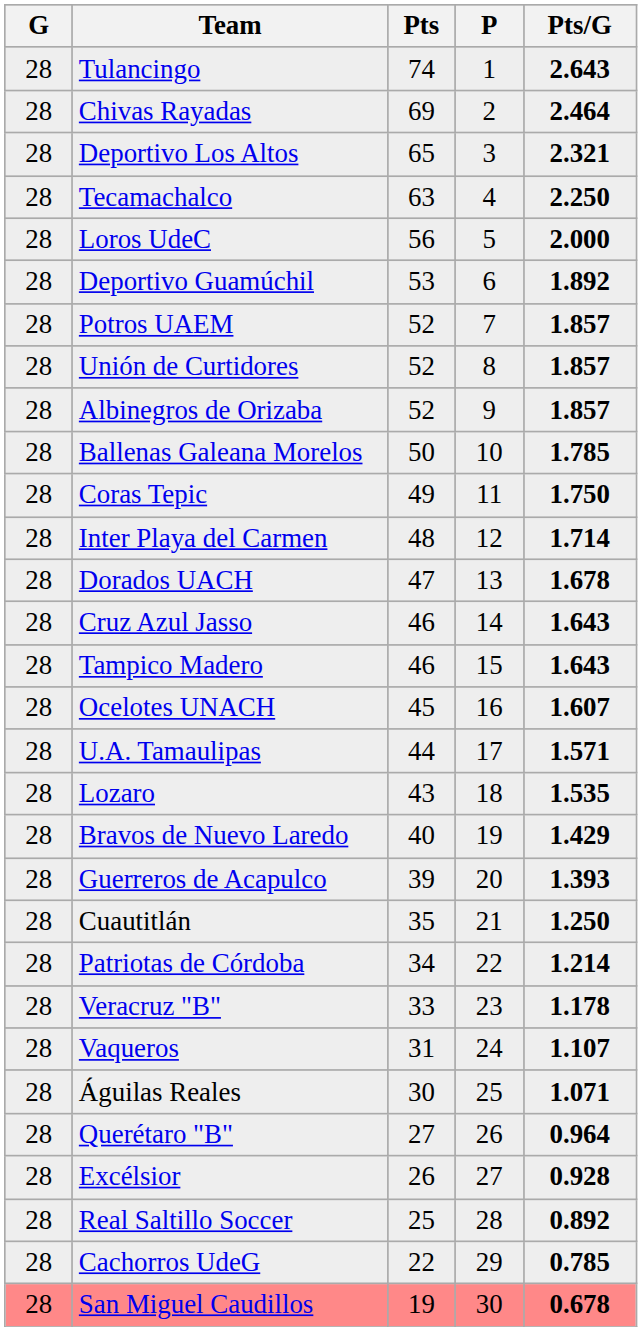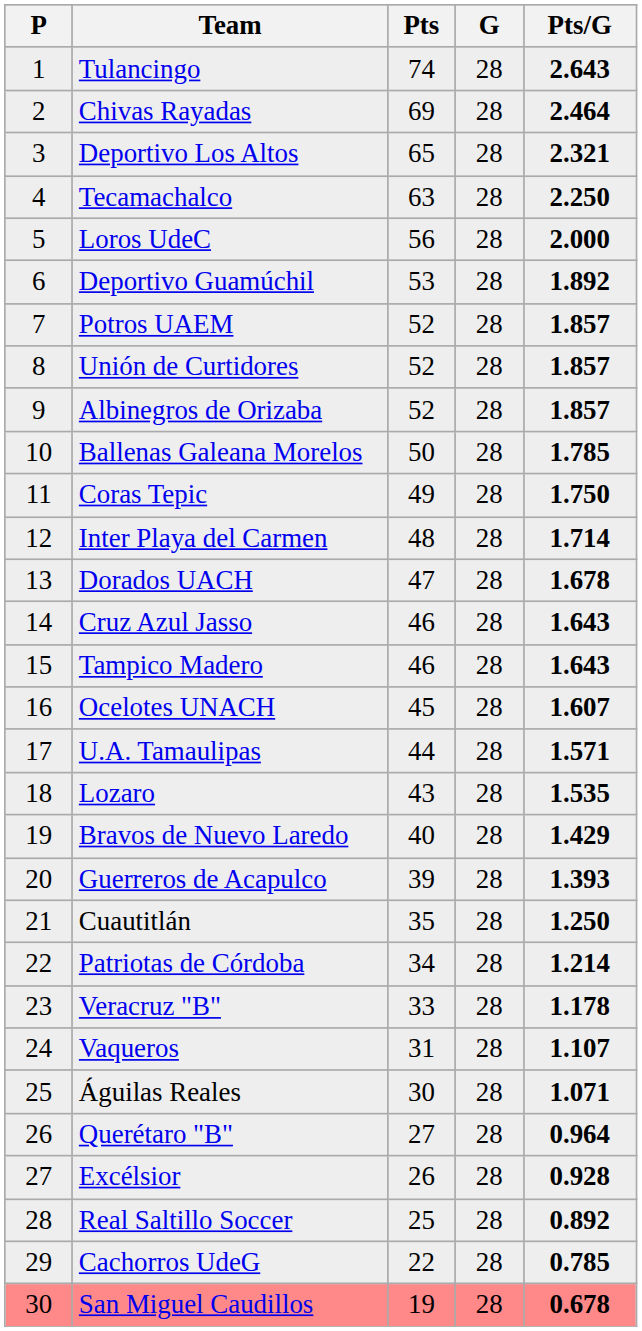columns swapped: (489, 25) <-> (39, 25)
